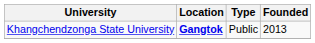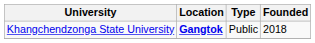(275, 30) 2013 -> (275, 30) 2018
